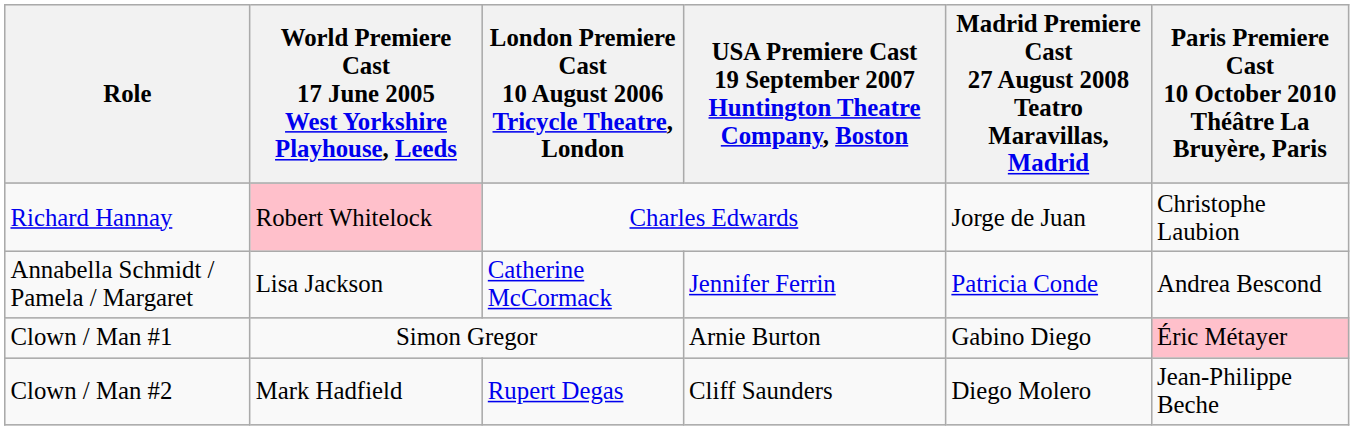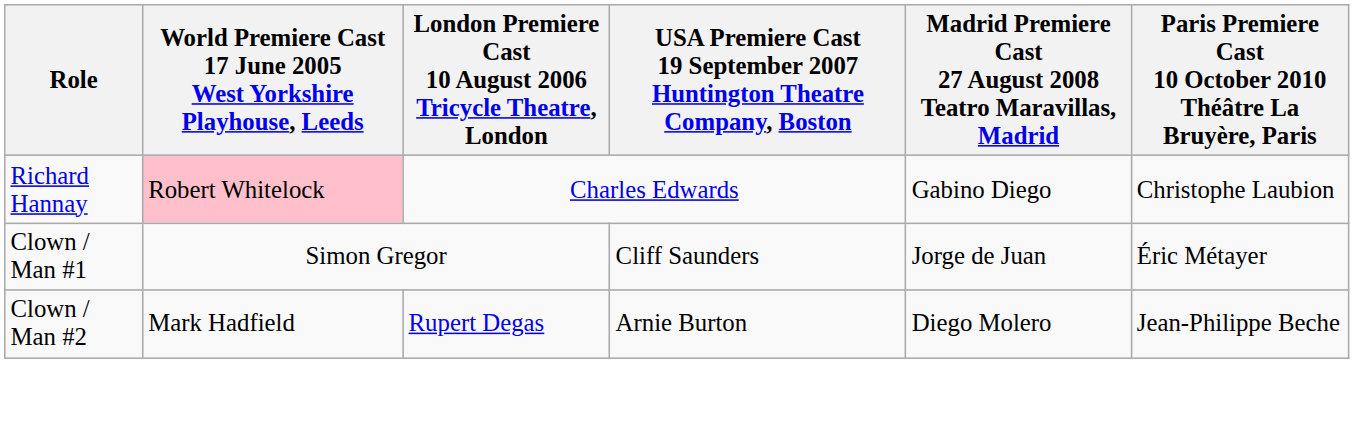(1019, 216) Jorge de Juan -> (982, 189) Gabino Diego
- row: (112, 284)
(755, 337) Arnie Burton -> (687, 256) Cliff Saunders
(1021, 337) Gabino Diego -> (979, 256) Jorge de Juan
(1222, 337) pink background -> (1202, 256) no background
(761, 390) Cliff Saunders -> (681, 323) Arnie Burton
